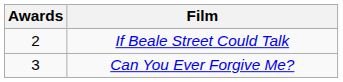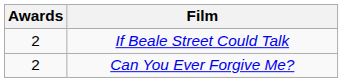(36, 65) 3 -> (36, 65) 2
